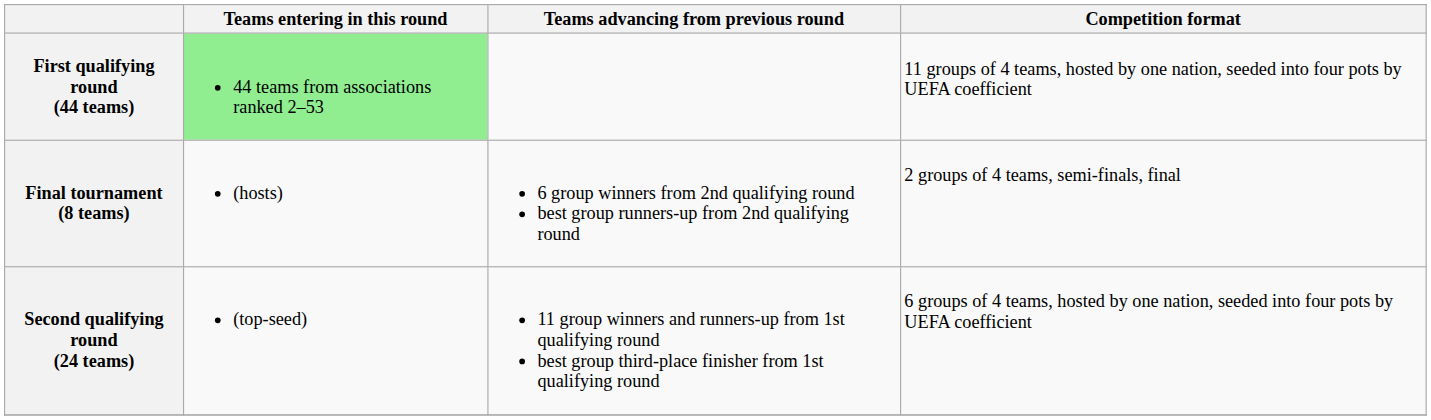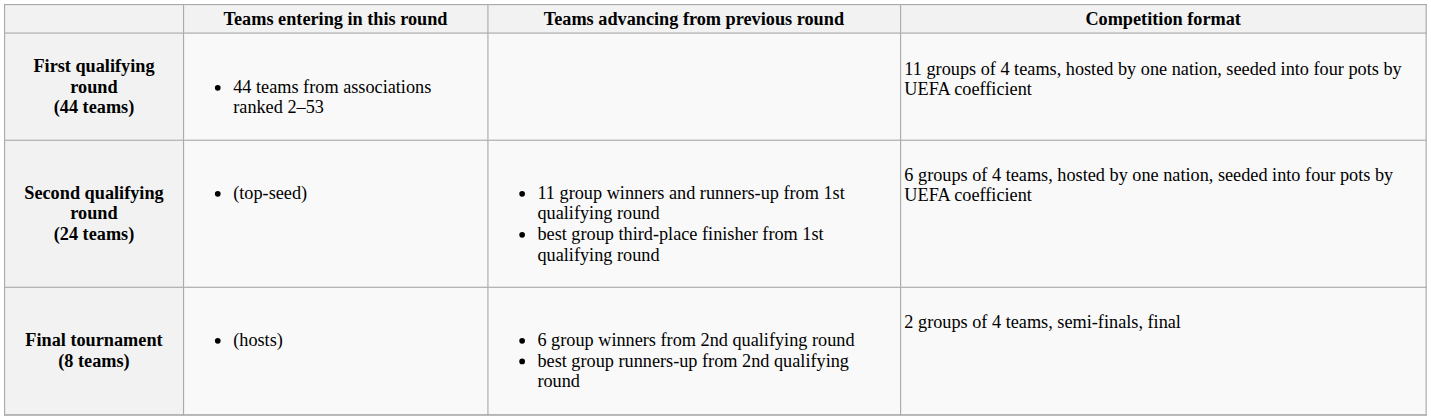(336, 97) lightgreen background -> (336, 97) no background
rows swapped: (94, 340) <-> (94, 203)
